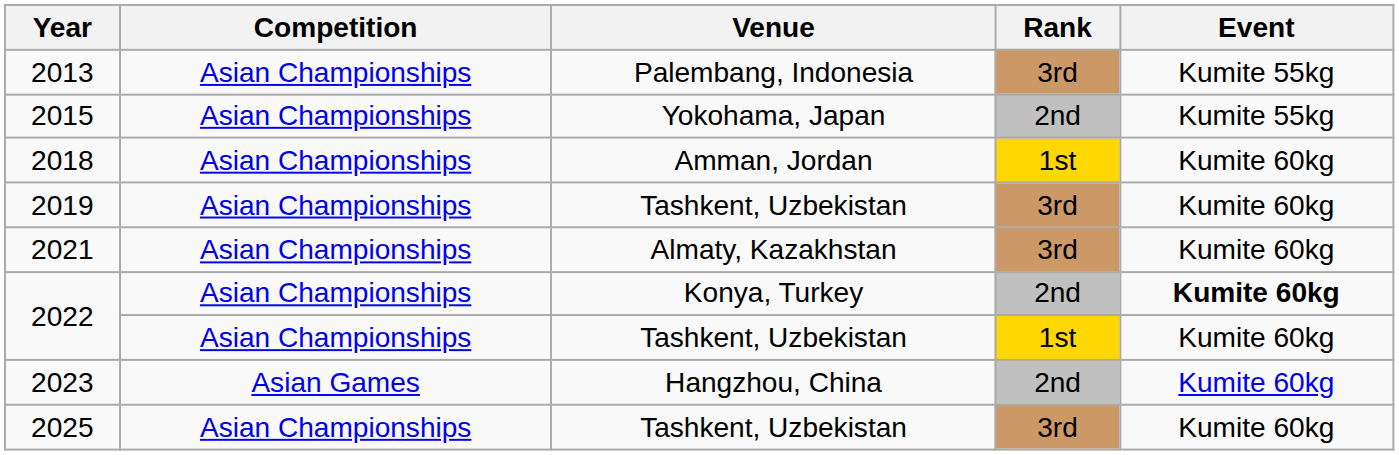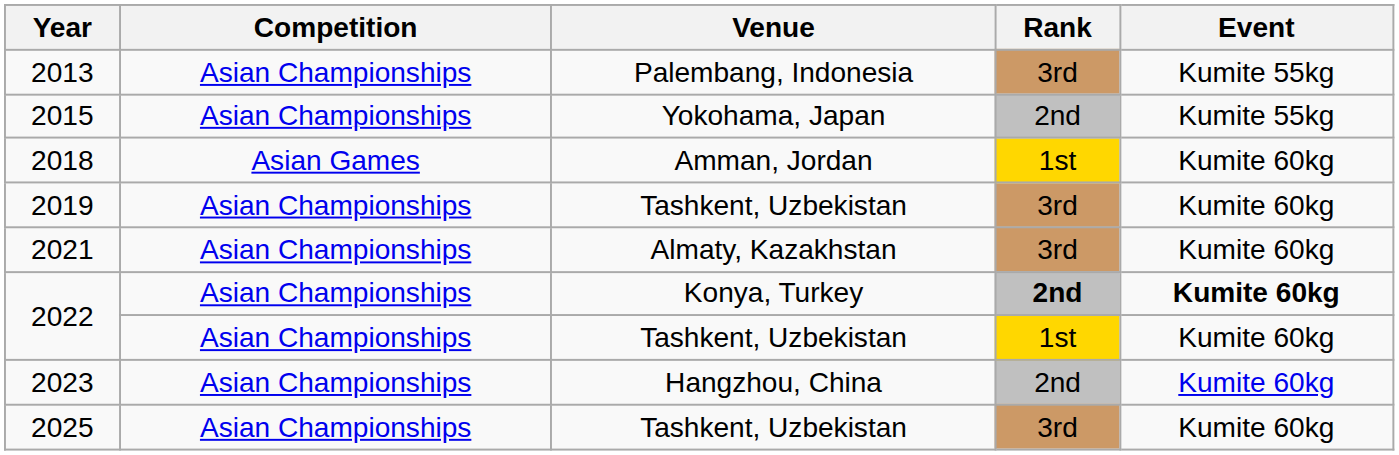(336, 161) Asian Championships -> (336, 161) Asian Games
(1058, 294) normal -> (1058, 294) bold
(336, 382) Asian Games -> (336, 382) Asian Championships
